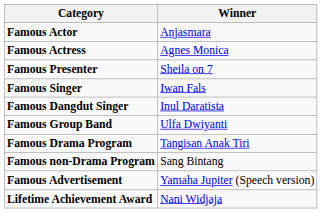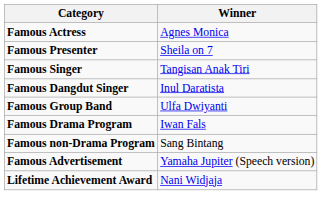- row: (42, 32)
(183, 87) Iwan Fals -> (205, 69) Tangisan Anak Tiri
(205, 143) Tangisan Anak Tiri -> (183, 124) Iwan Fals
